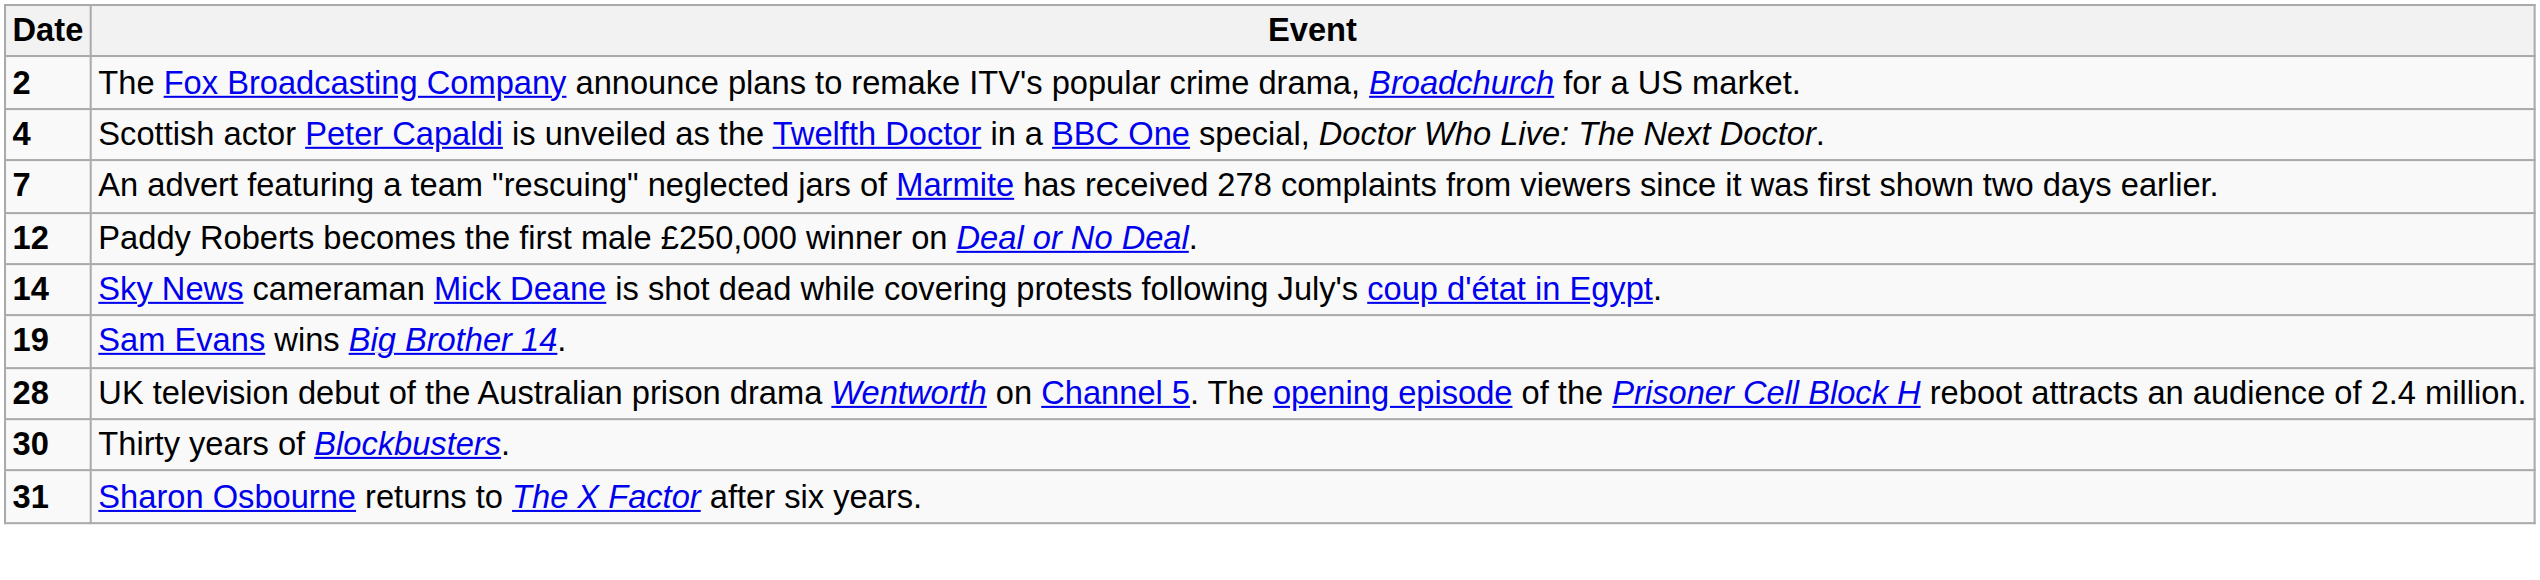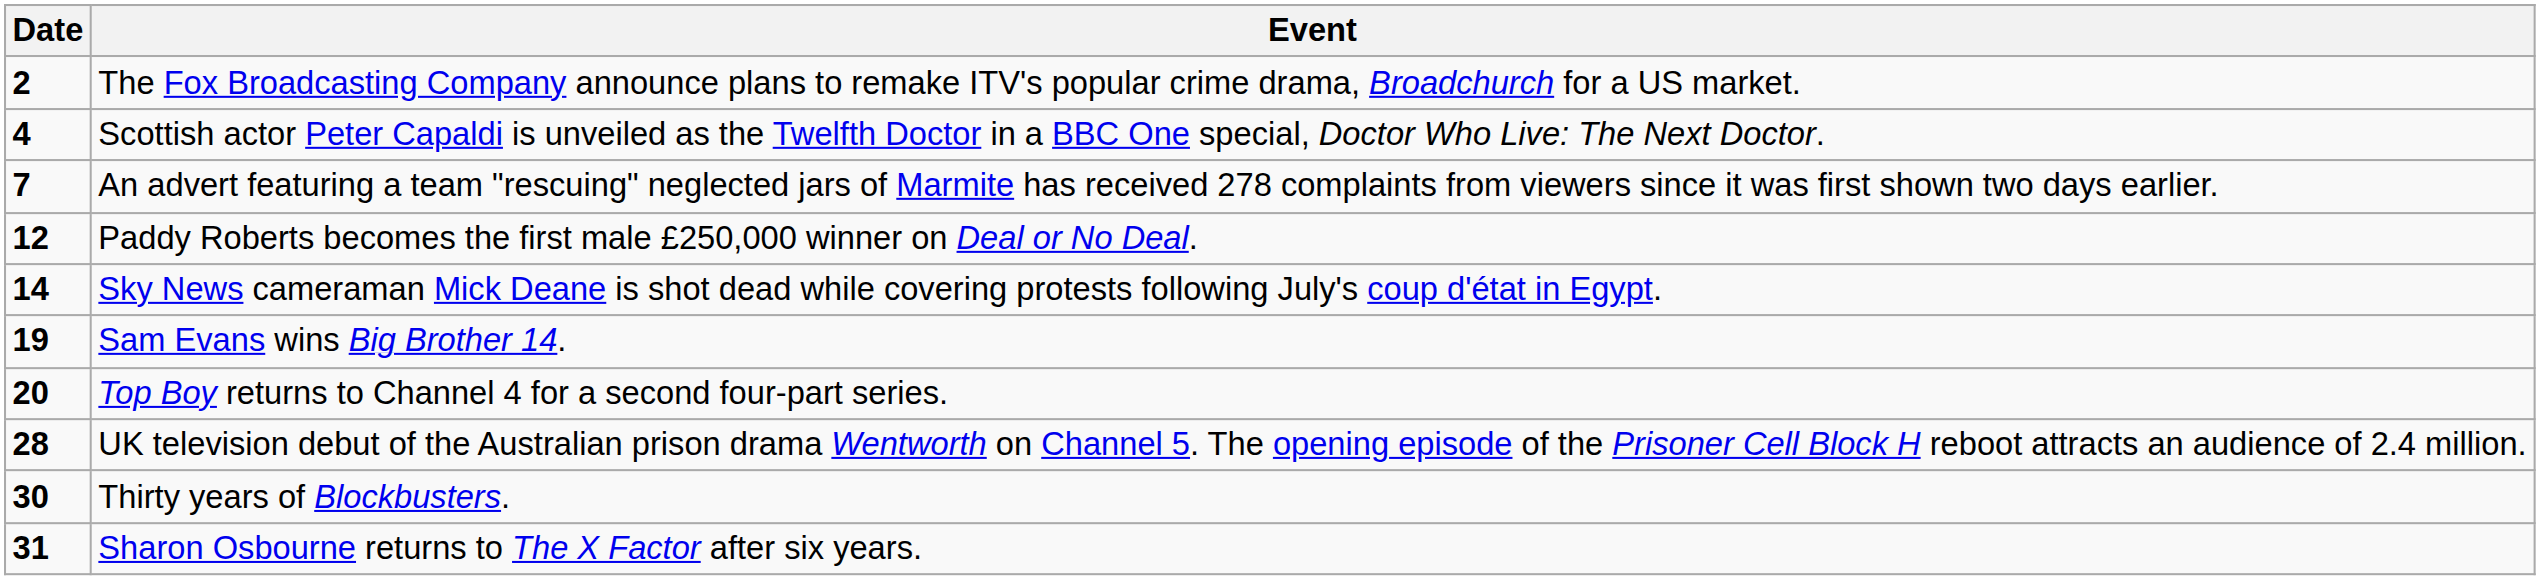+ row: (523, 392)
